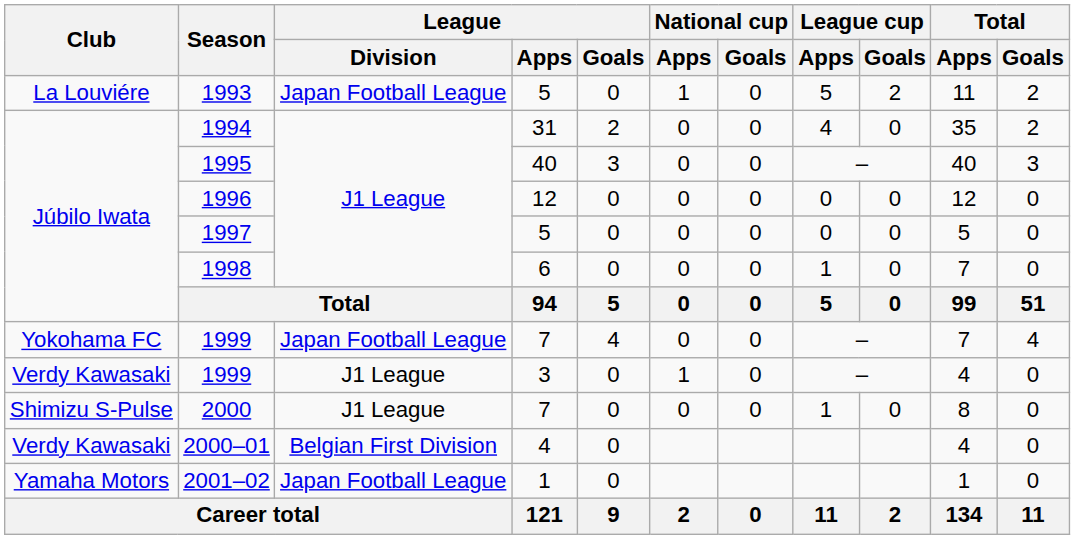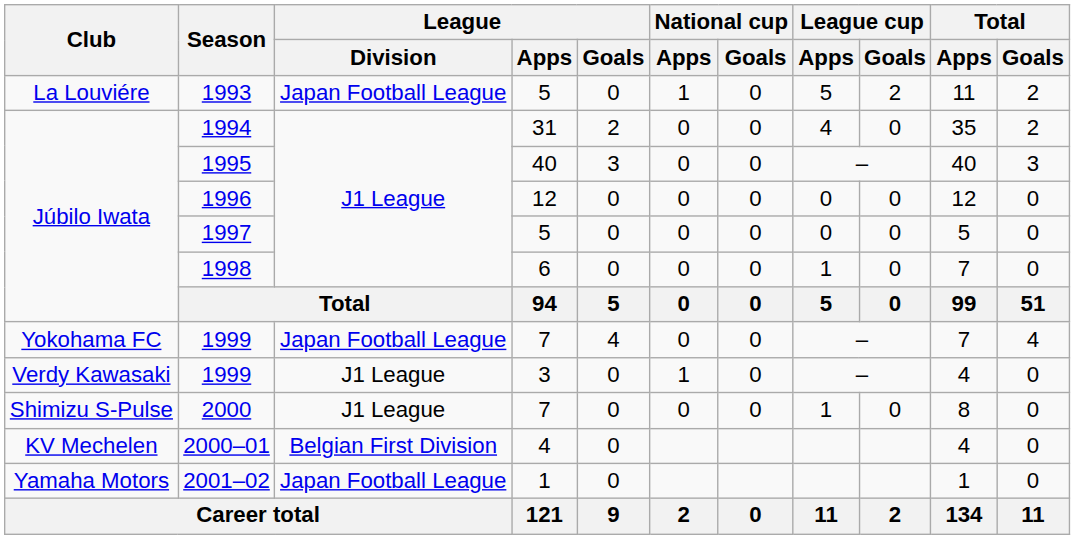(91, 445) Verdy Kawasaki -> (91, 445) KV Mechelen
